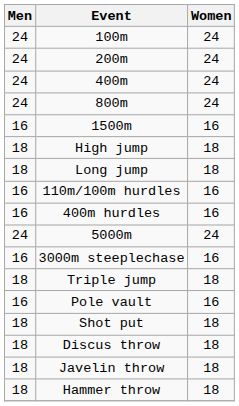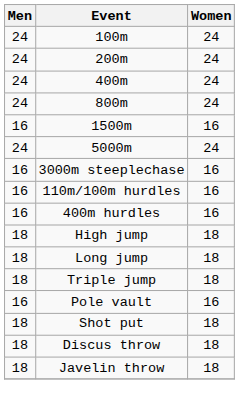rows swapped: (112, 236) <-> (112, 148)
rows swapped: (112, 258) <-> (112, 170)
- row: (112, 390)
